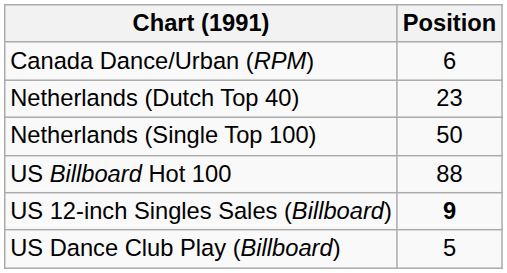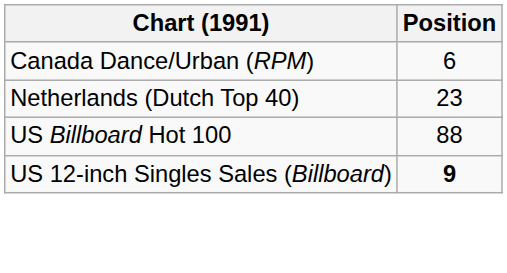- row: (163, 135)
- row: (175, 248)
